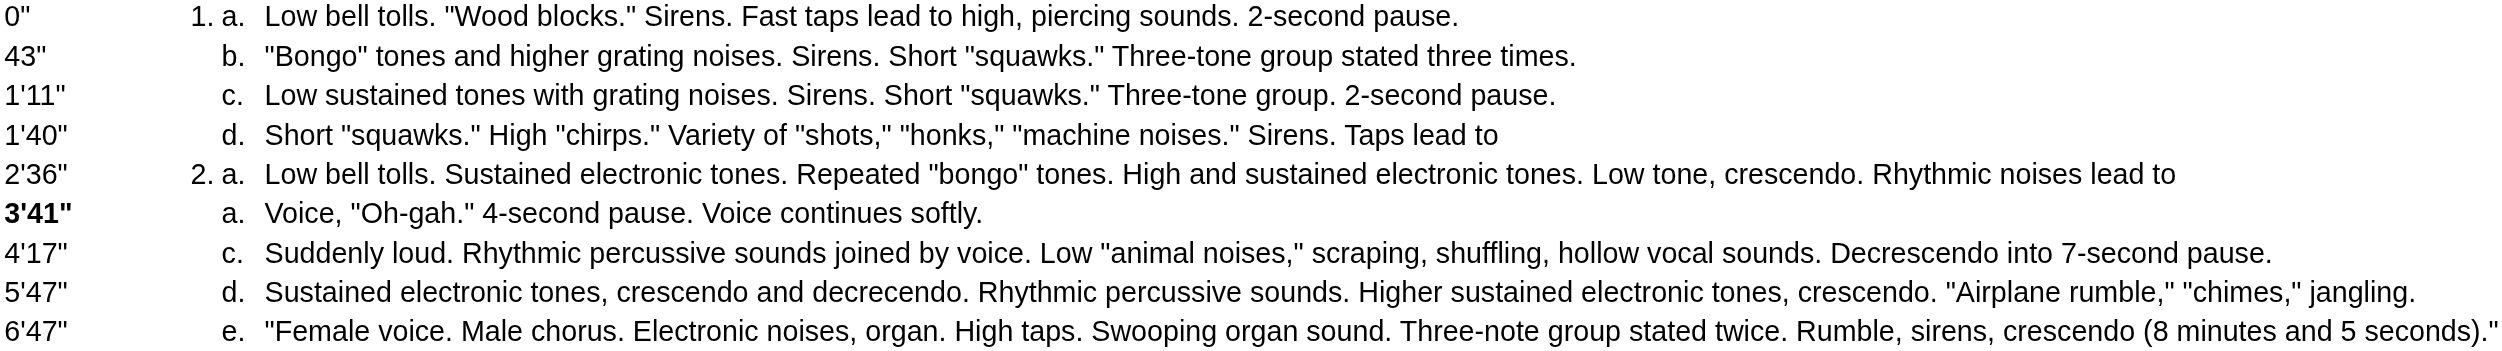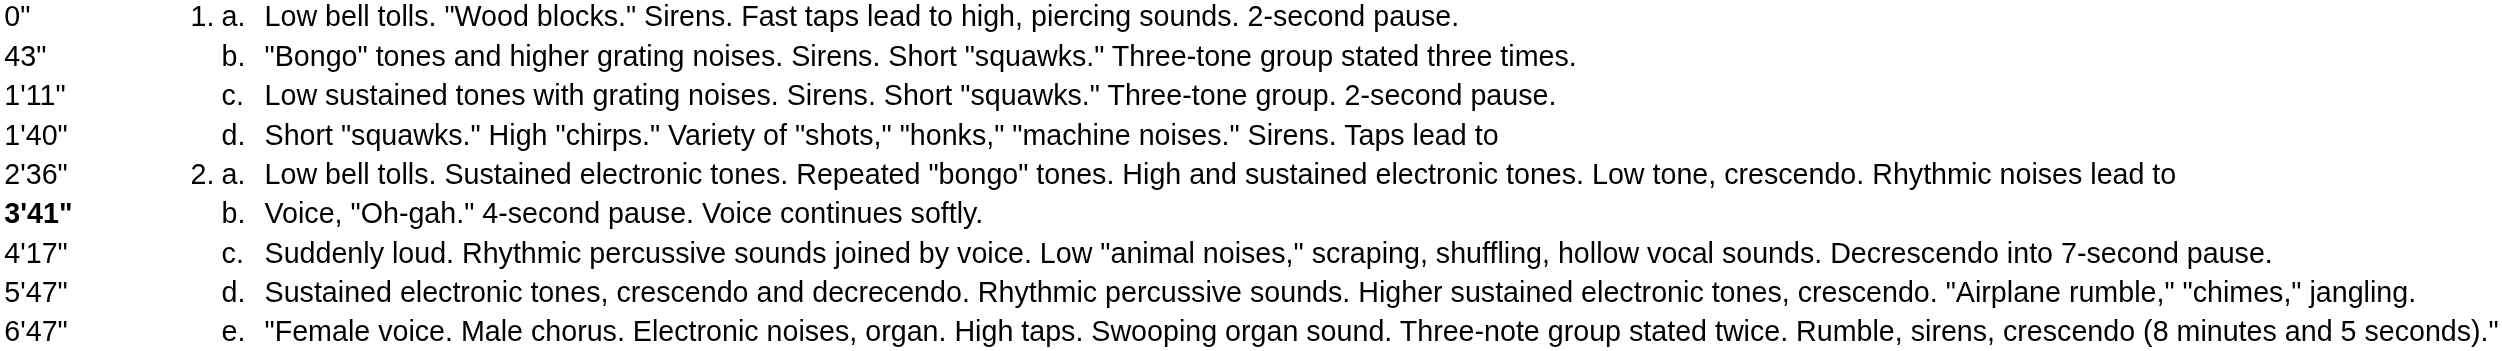(234, 213) a. -> (234, 213) b.
